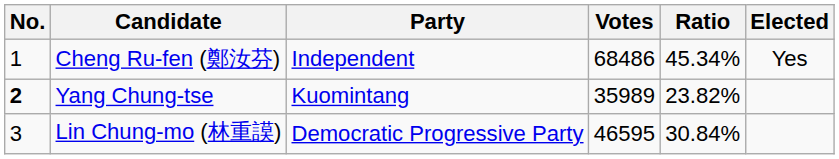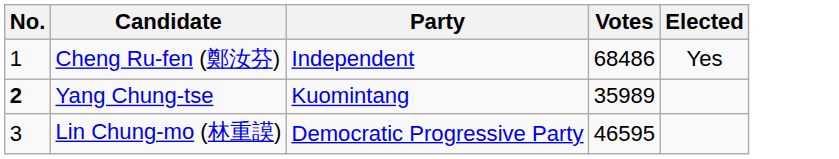- column: (703, 22)
